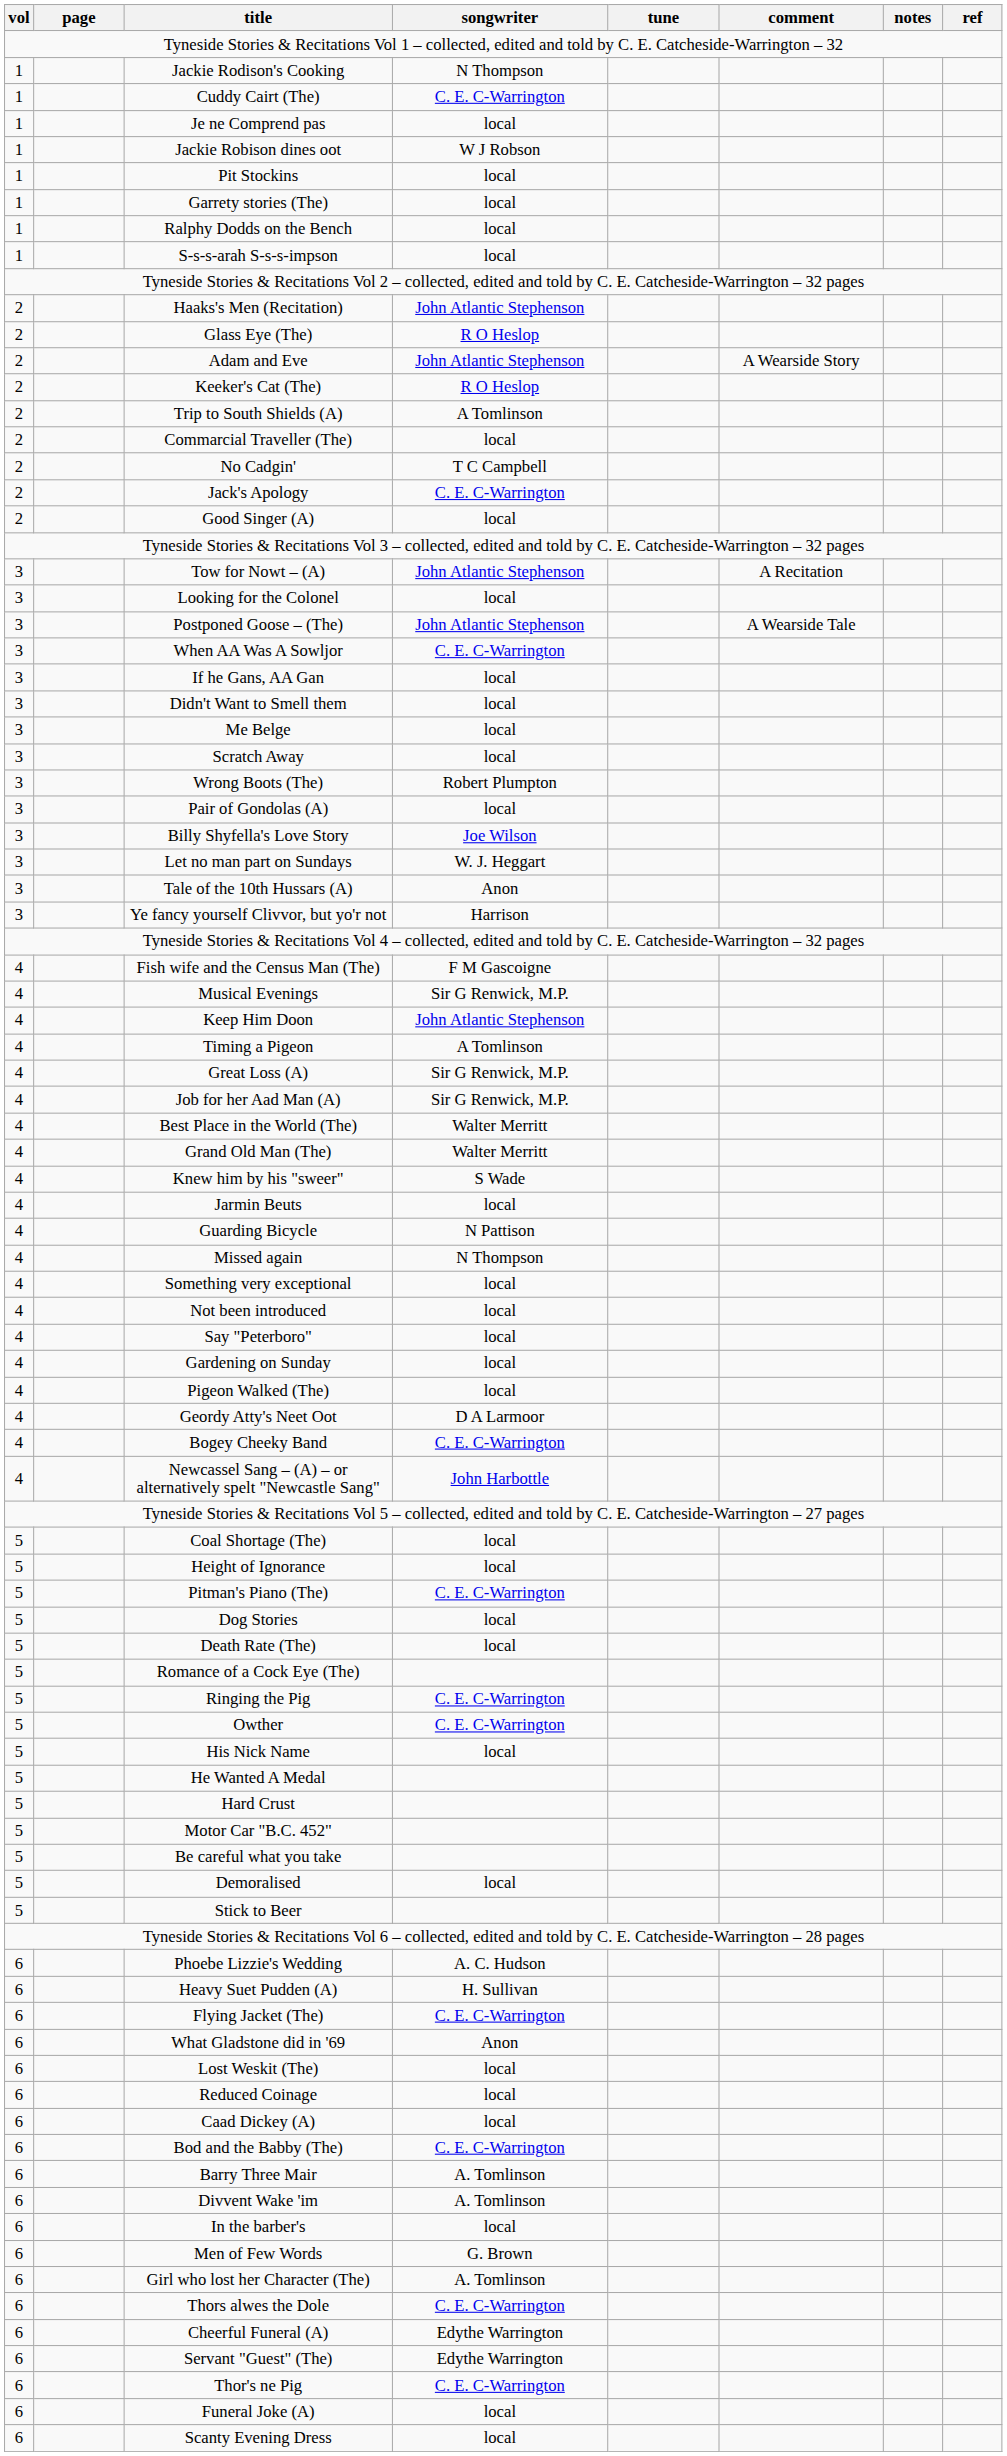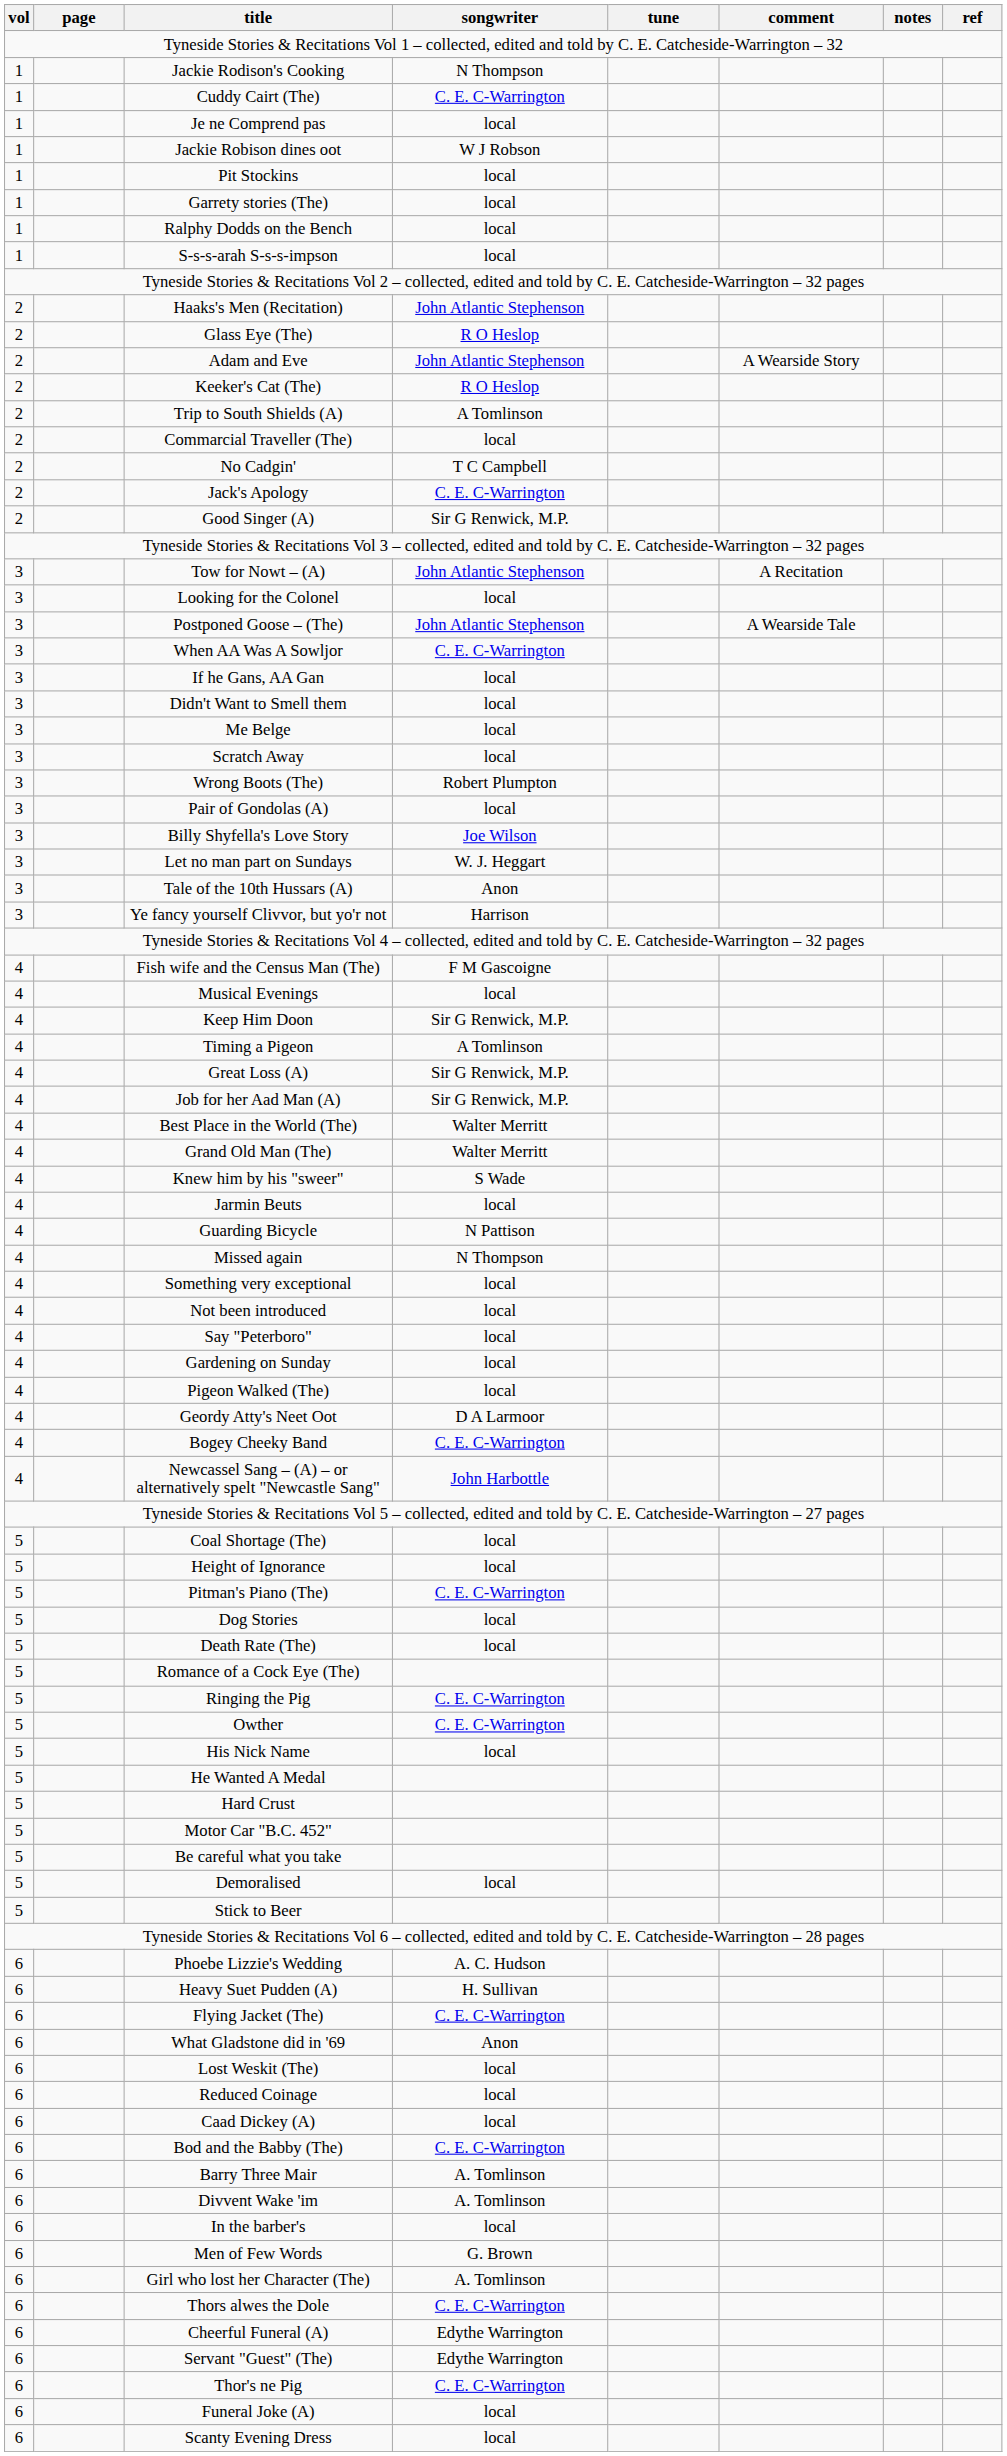(500, 519) local -> (500, 519) Sir G Renwick, M.P.
(500, 994) Sir G Renwick, M.P. -> (500, 994) local
(500, 1020) John Atlantic Stephenson -> (500, 1020) Sir G Renwick, M.P.
